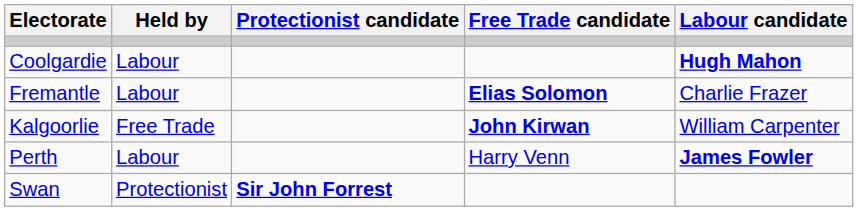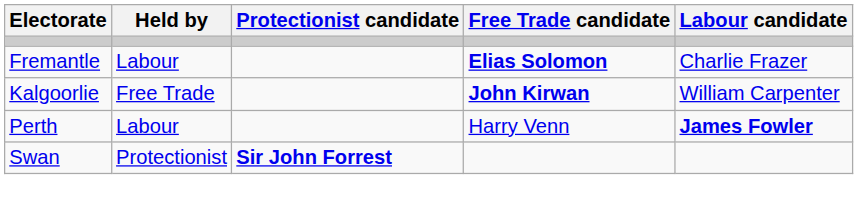- row: (58, 61)
